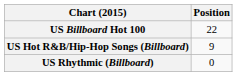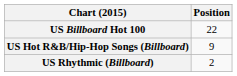(212, 63) 0 -> (212, 63) 2
